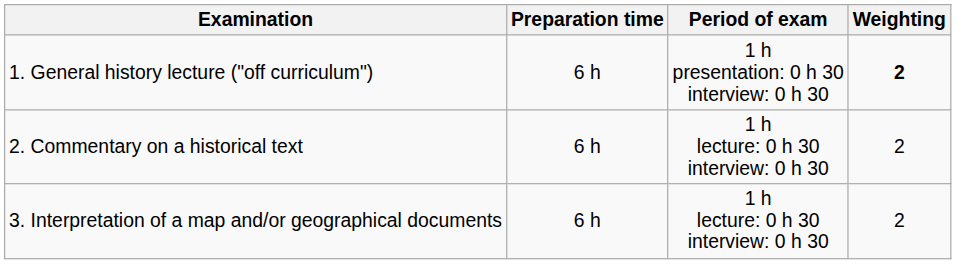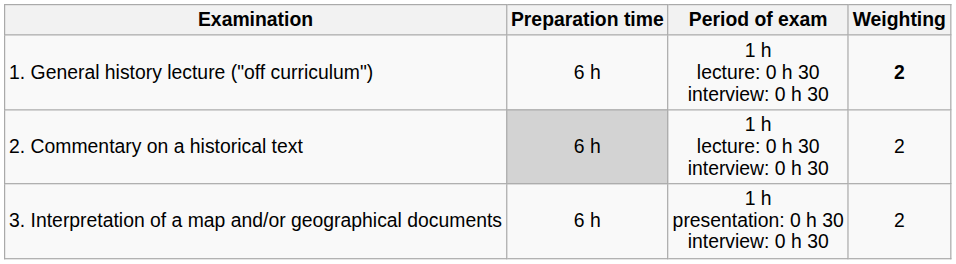(758, 72) 1 h presentation: 0 h 30 interview: 0 h 30 -> (758, 72) 1 h lecture: 0 h 30 interview: 0 h 30
(587, 146) no background -> (587, 146) lightgrey background
(758, 220) 1 h lecture: 0 h 30 interview: 0 h 30 -> (758, 220) 1 h presentation: 0 h 30 interview: 0 h 30
